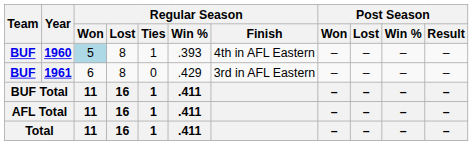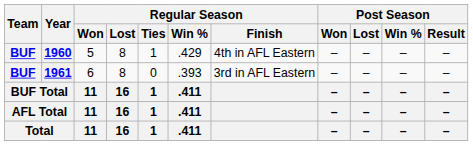(91, 53) lightblue background -> (91, 53) no background
(190, 53) .393 -> (190, 53) .429
(190, 73) .429 -> (190, 73) .393
